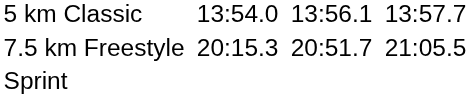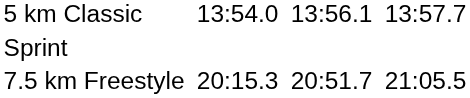rows swapped: (94, 47) <-> (36, 81)
